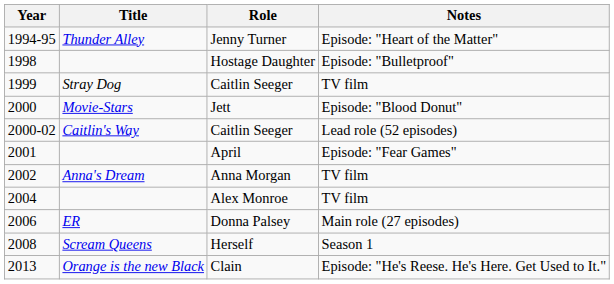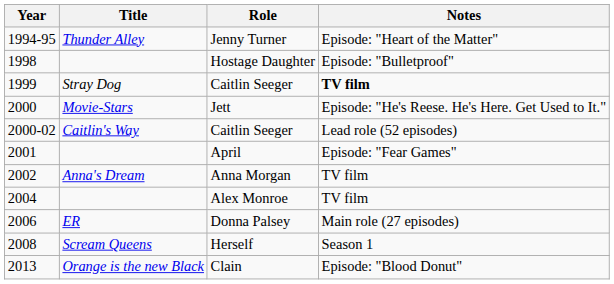(345, 84) normal -> (346, 84) bold
(392, 107) Episode: "Blood Donut" -> (464, 107) Episode: "He's Reese. He's Here. Get Used to It."
(464, 267) Episode: "He's Reese. He's Here. Get Used to It." -> (392, 267) Episode: "Blood Donut"
